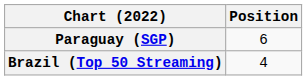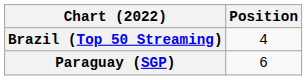rows swapped: (115, 63) <-> (115, 40)
